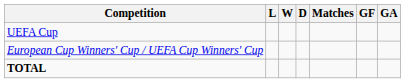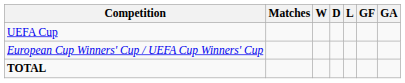columns swapped: (333, 13) <-> (272, 13)
